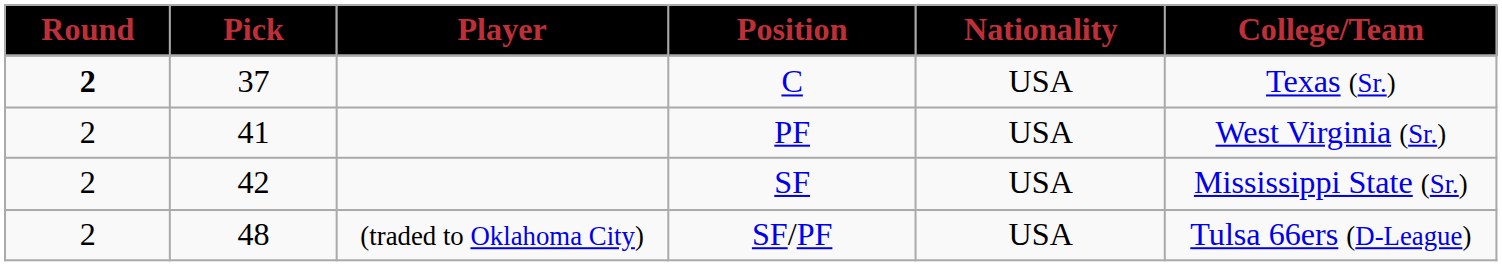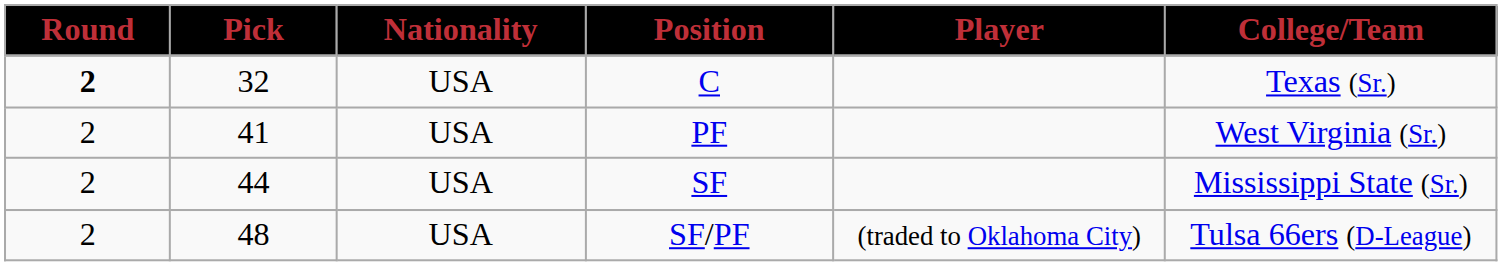columns swapped: (502, 30) <-> (1041, 30)
(254, 81) 37 -> (254, 81) 32
(254, 183) 42 -> (254, 183) 44
